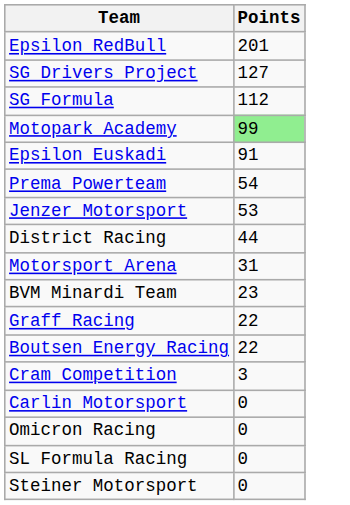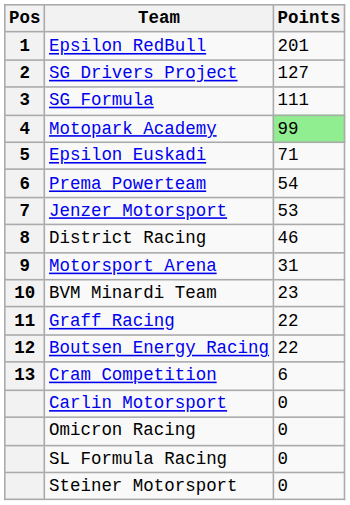+ column: (25, 19)
(253, 101) 112 -> (293, 101) 111
(248, 156) 91 -> (288, 156) 71
(248, 239) 44 -> (288, 239) 46
(243, 376) 3 -> (283, 376) 6
